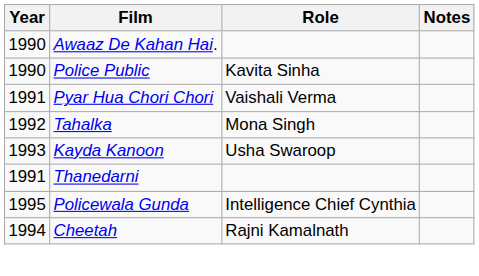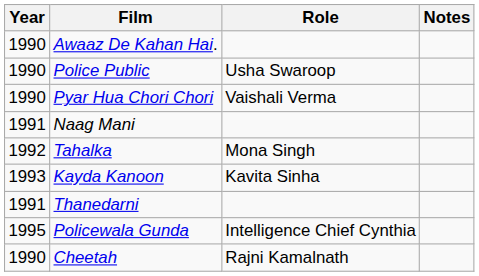(272, 71) Kavita Sinha -> (280, 71) Usha Swaroop
(27, 97) 1991 -> (27, 97) 1990
+ row: (94, 124)
(280, 151) Usha Swaroop -> (272, 177) Kavita Sinha
(27, 230) 1994 -> (27, 257) 1990
